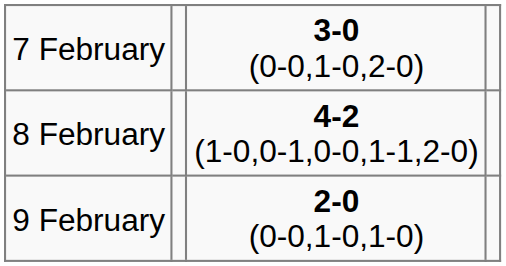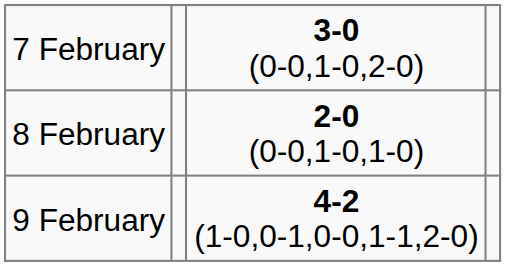(336, 133) 4-2 (1-0,0-1,0-0,1-1,2-0) -> (336, 133) 2-0 (0-0,1-0,1-0)
(336, 218) 2-0 (0-0,1-0,1-0) -> (336, 218) 4-2 (1-0,0-1,0-0,1-1,2-0)
